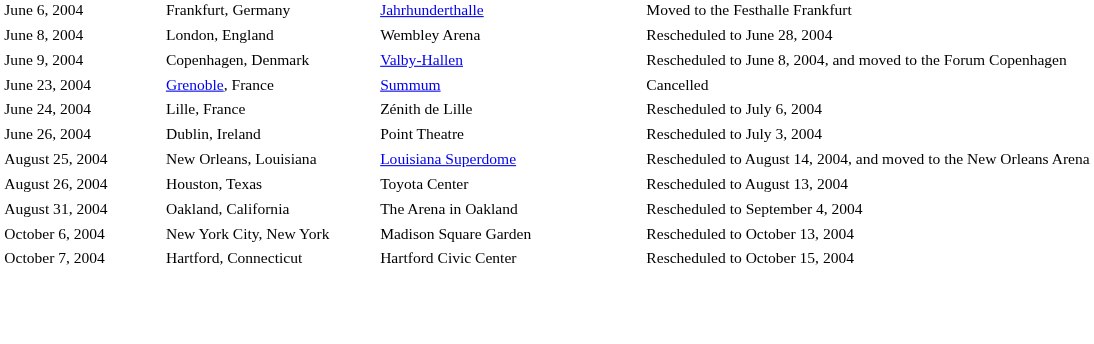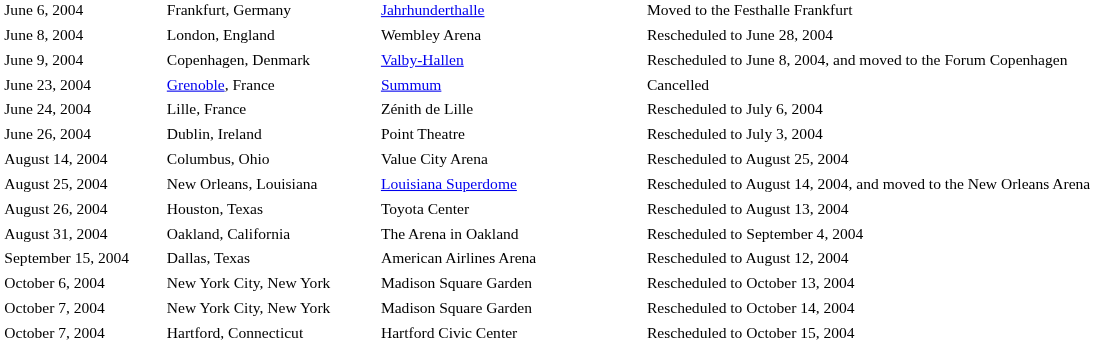+ row: (748, 159)
+ row: (748, 258)
+ row: (751, 308)
